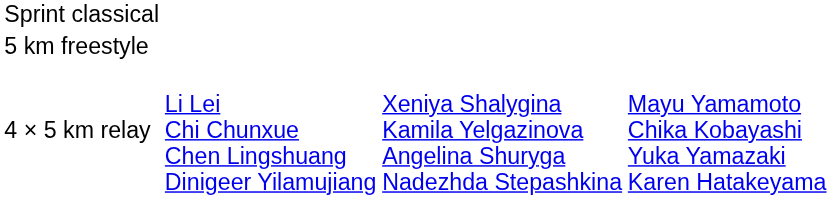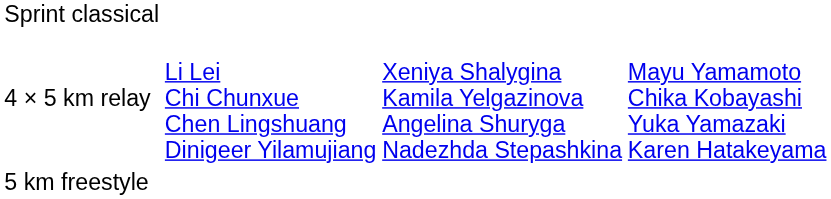rows swapped: (77, 46) <-> (78, 130)
